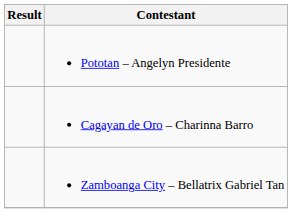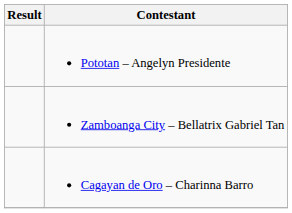rows swapped: (166, 124) <-> (166, 185)
